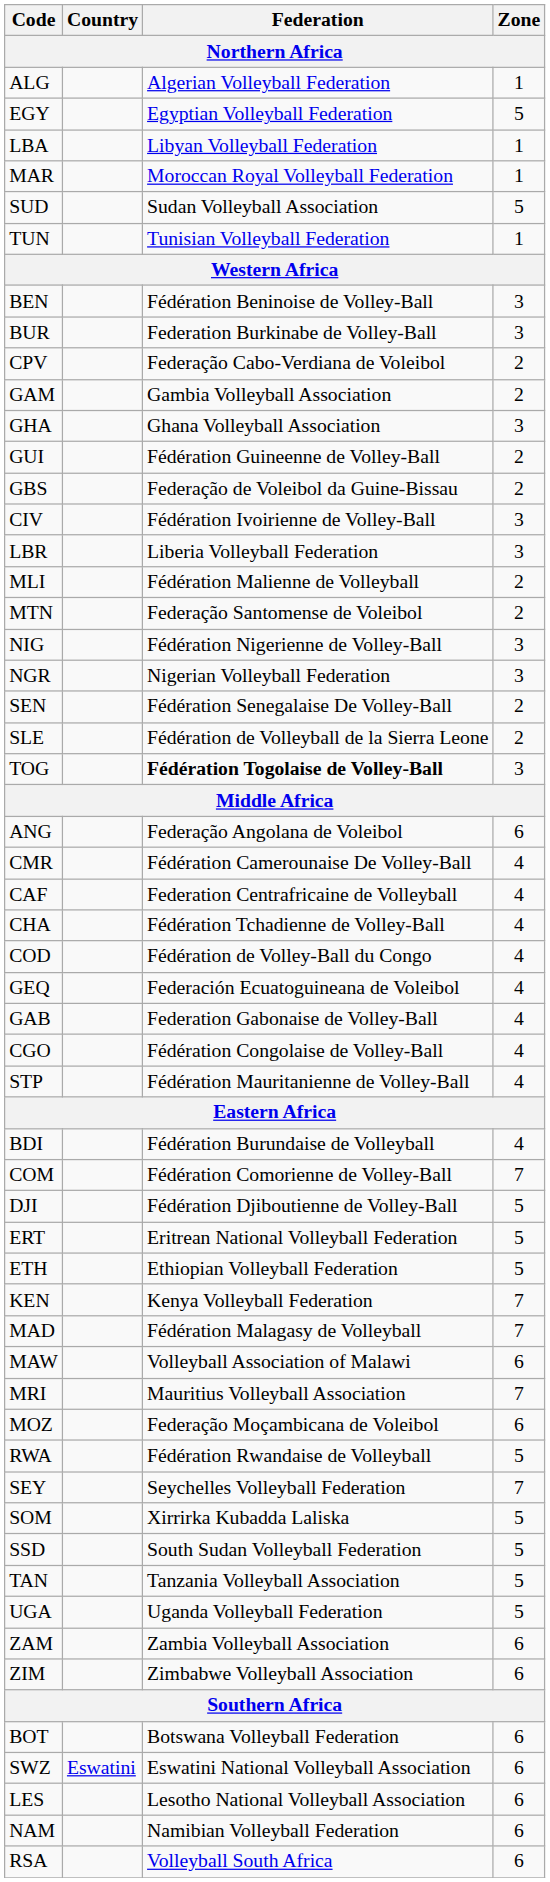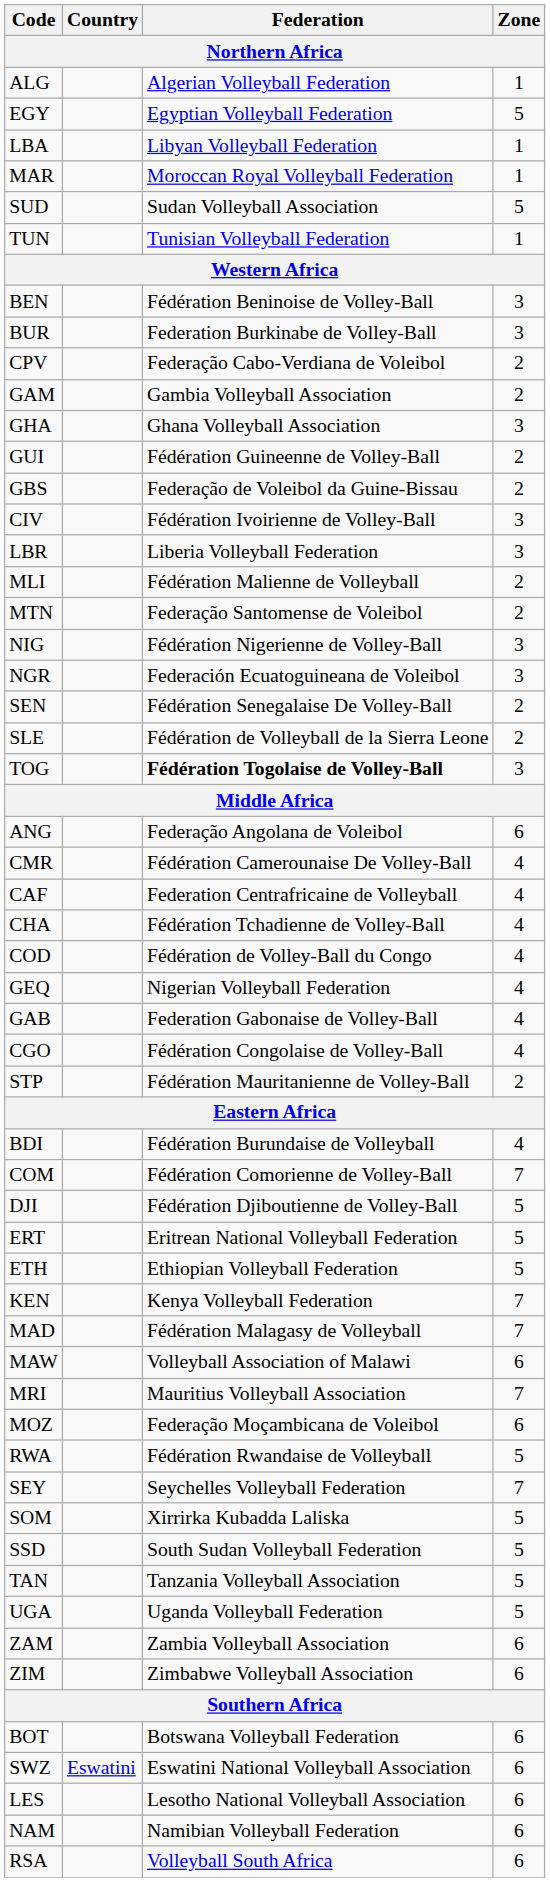(269, 675) Nigerian Volleyball Federation -> (303, 675) Federación Ecuatoguineana de Voleibol
(303, 987) Federación Ecuatoguineana de Voleibol -> (269, 987) Nigerian Volleyball Federation
(519, 1081) 4 -> (519, 1081) 2
